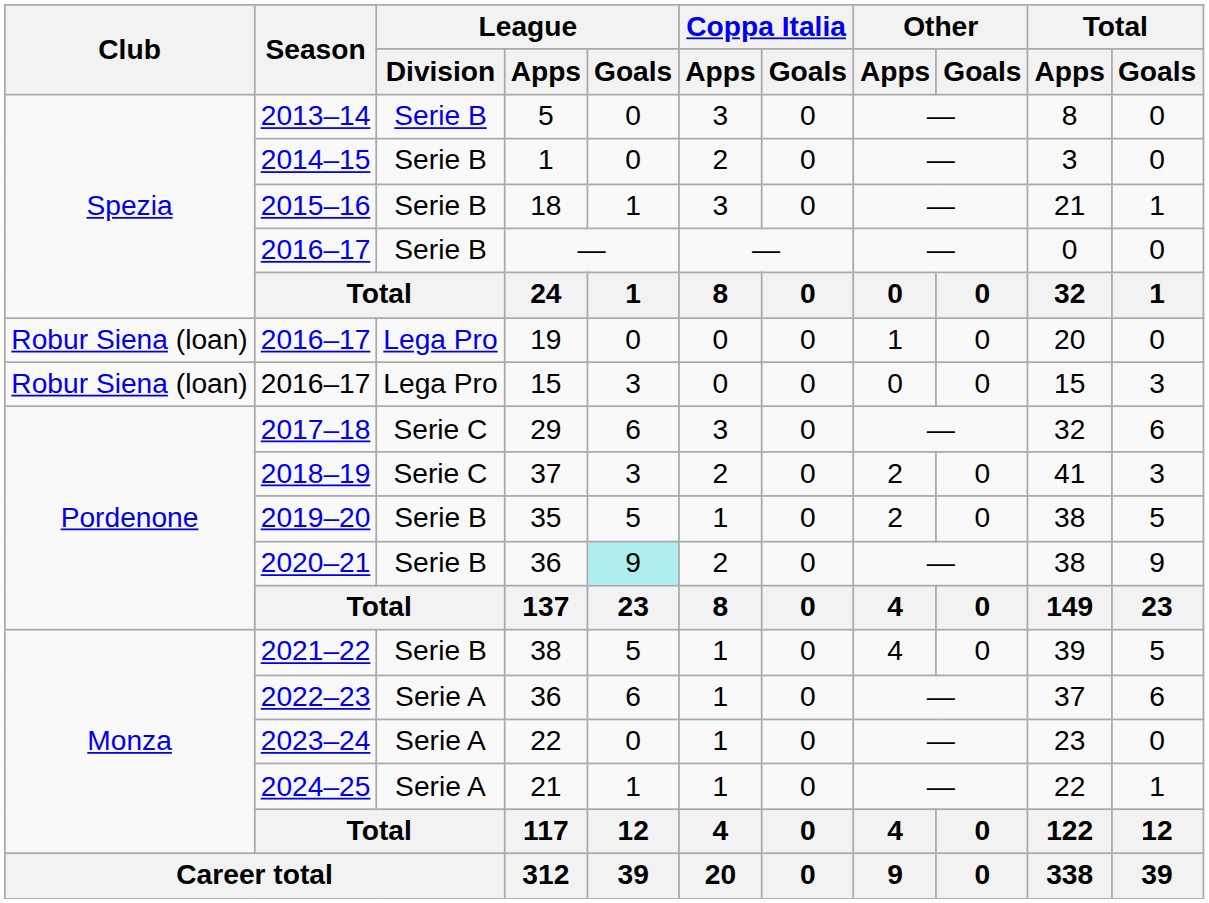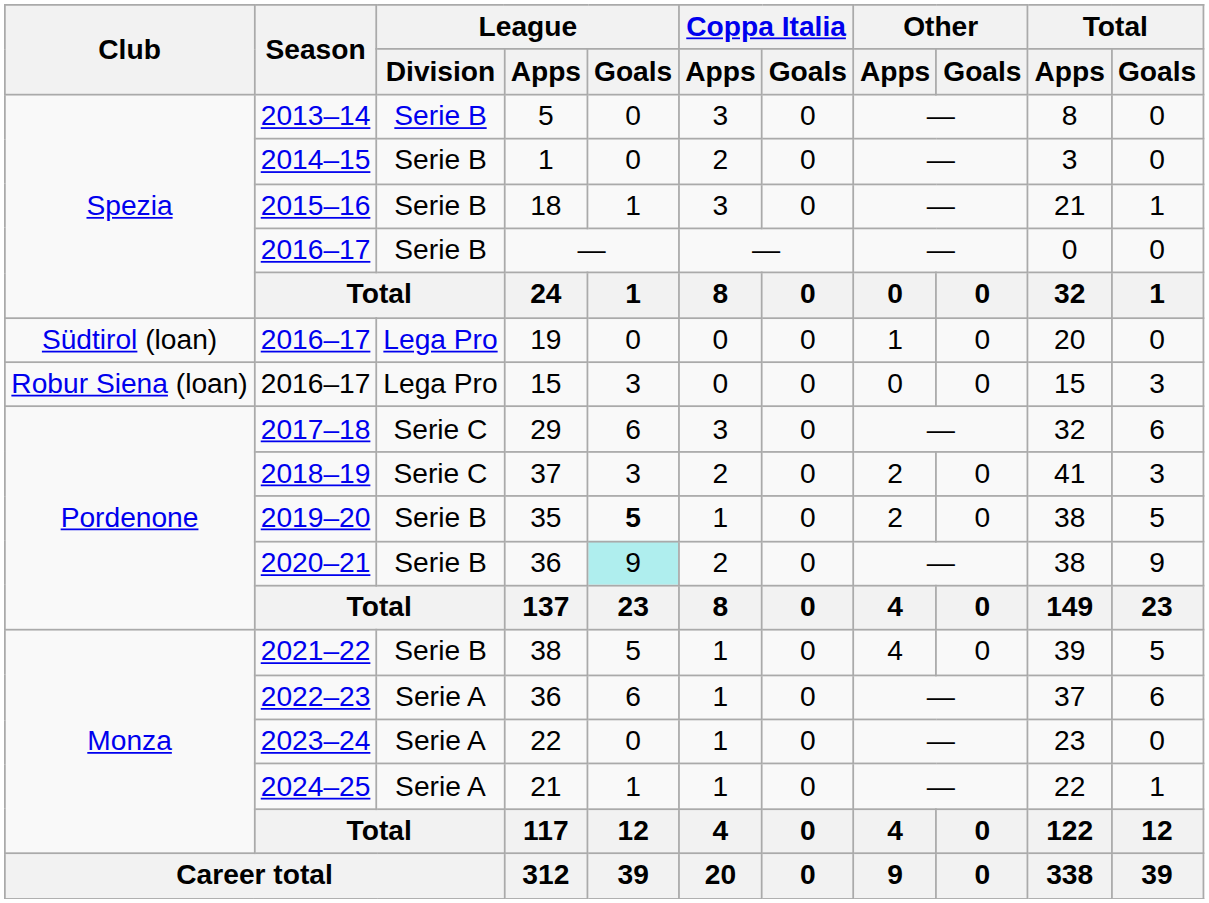(130, 339) Robur Siena (loan) -> (130, 339) Südtirol (loan)
(633, 518) normal -> (633, 518) bold
